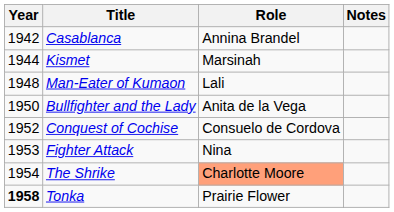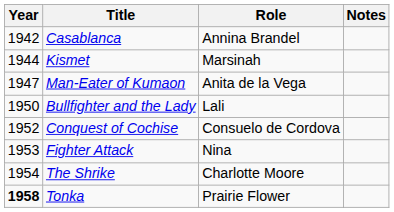(24, 83) 1948 -> (24, 83) 1947
(213, 83) Lali -> (254, 83) Anita de la Vega
(254, 106) Anita de la Vega -> (213, 106) Lali
(253, 173) lightsalmon background -> (253, 173) no background
